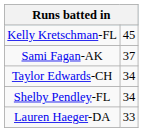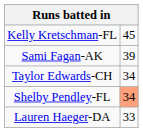(129, 56) 37 -> (129, 56) 39
(129, 97) no background -> (129, 97) lightsalmon background
